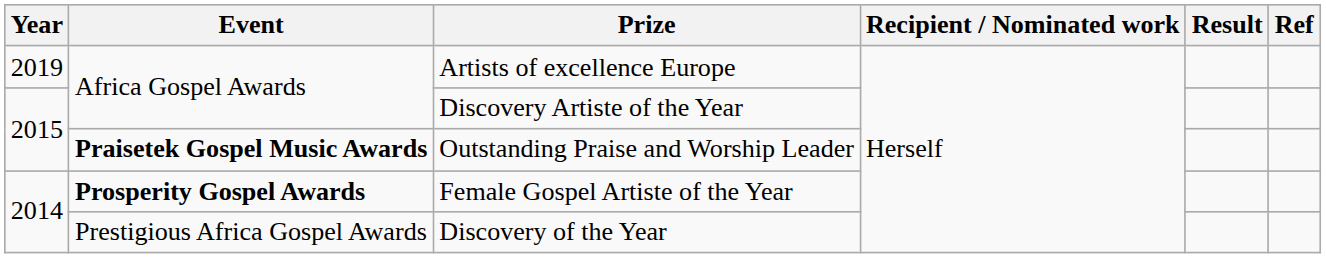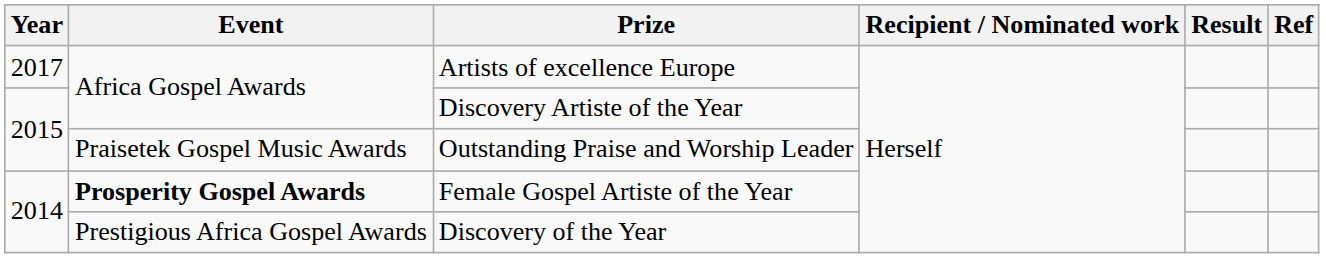(37, 66) 2019 -> (37, 66) 2017
(251, 149) bold -> (241, 149) normal
